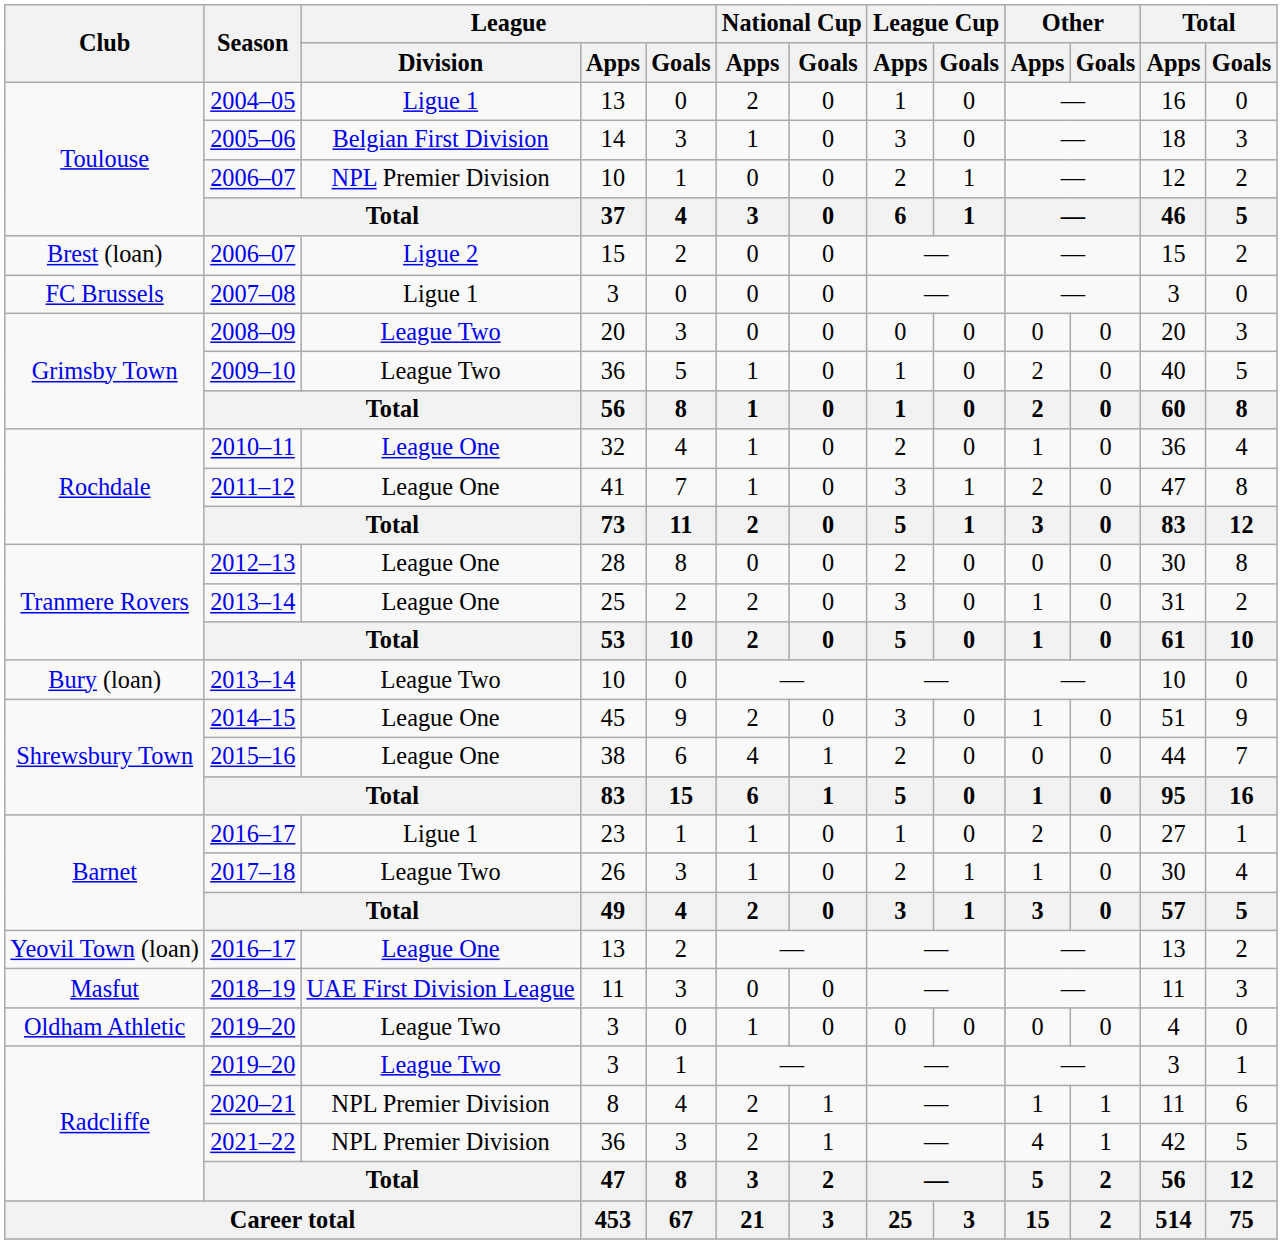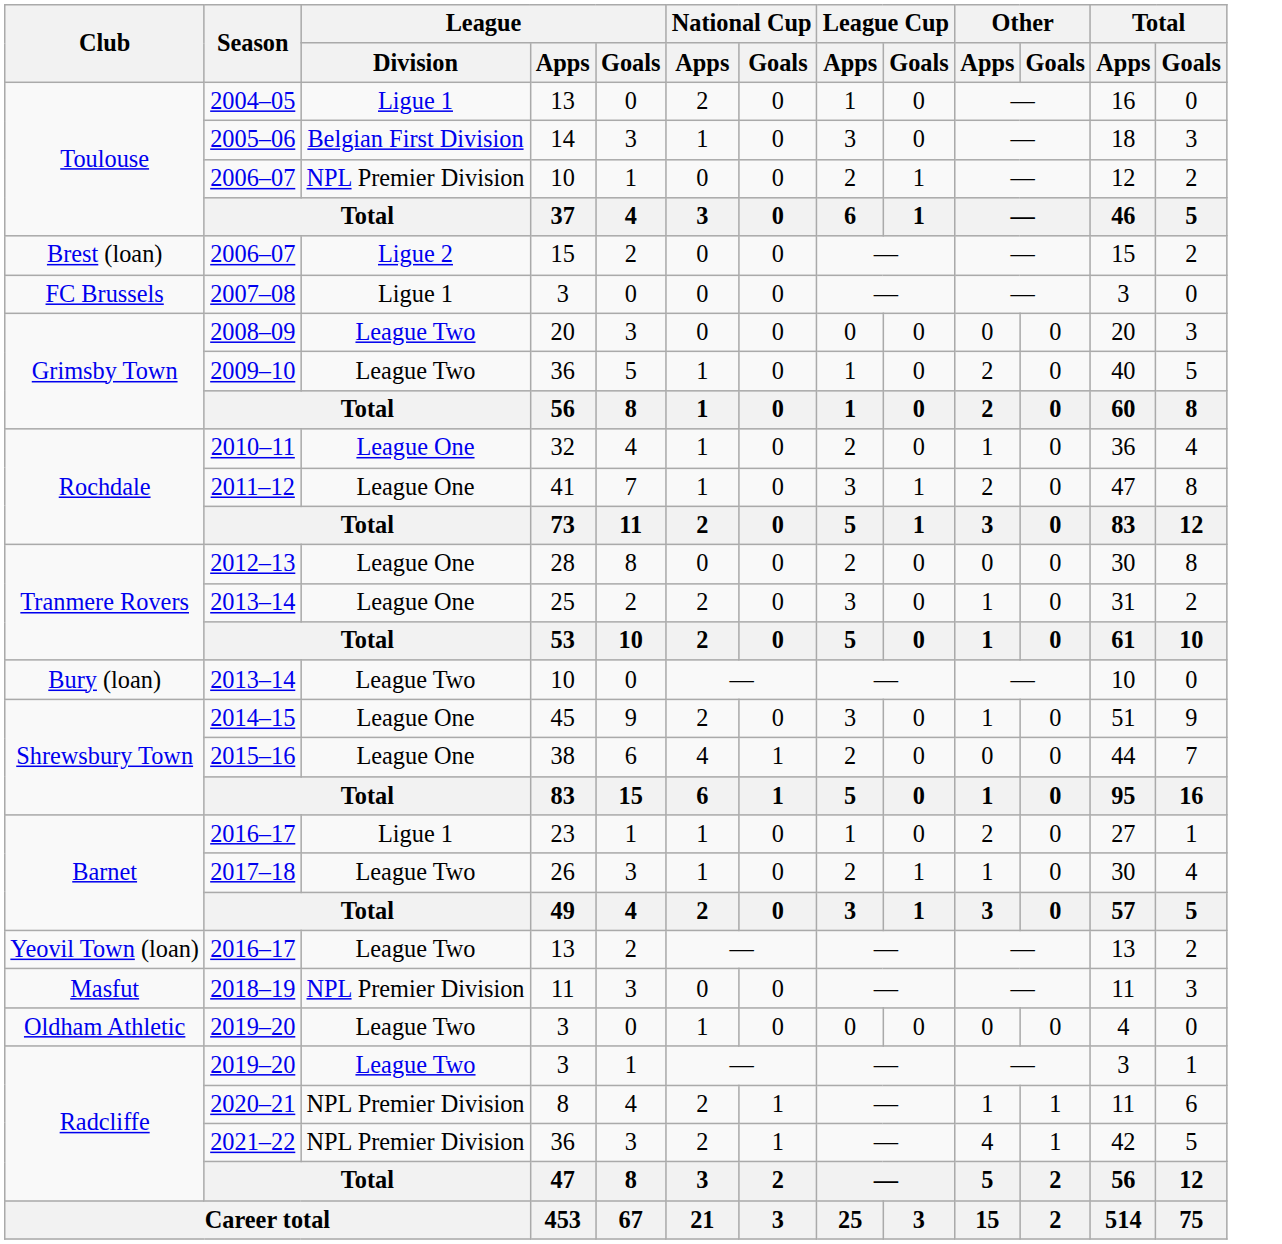(441, 949) League One -> (415, 949) League Two
(441, 988) UAE First Division League -> (415, 988) NPL Premier Division
